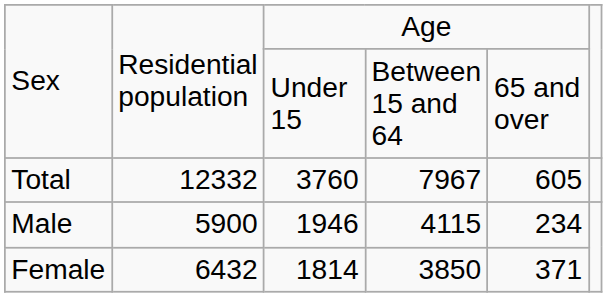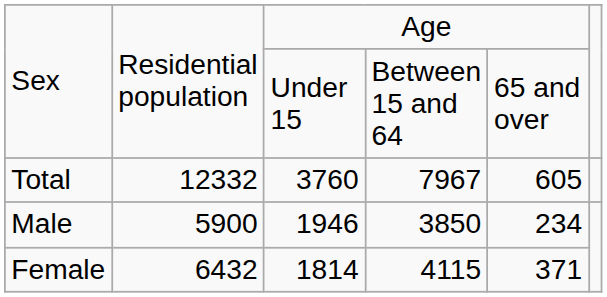(451, 224) 4115 -> (450, 224) 3850
(450, 268) 3850 -> (451, 268) 4115
